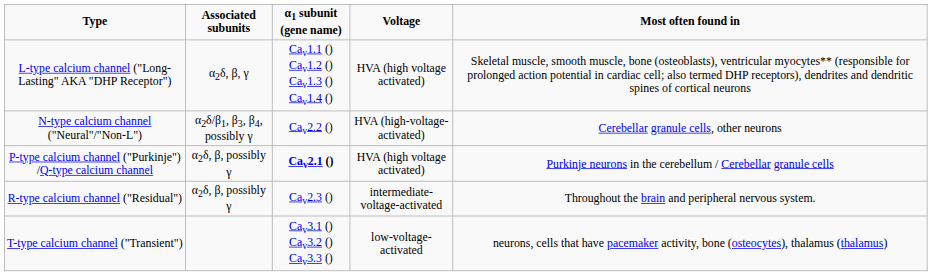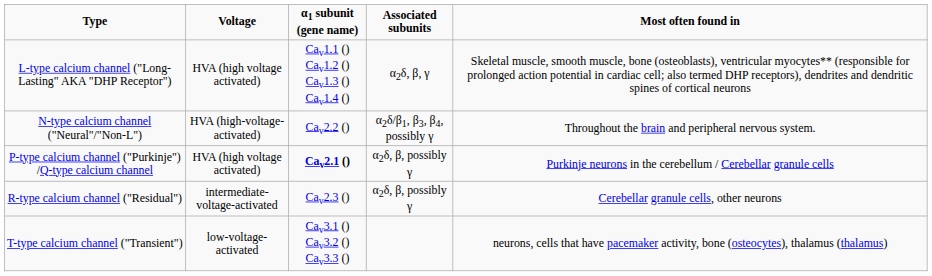columns swapped: (401, 22) <-> (229, 22)
(690, 128) Cerebellar granule cells, other neurons -> (690, 128) Throughout the brain and peripheral nervous system.
(690, 198) Throughout the brain and peripheral nervous system. -> (690, 198) Cerebellar granule cells, other neurons
